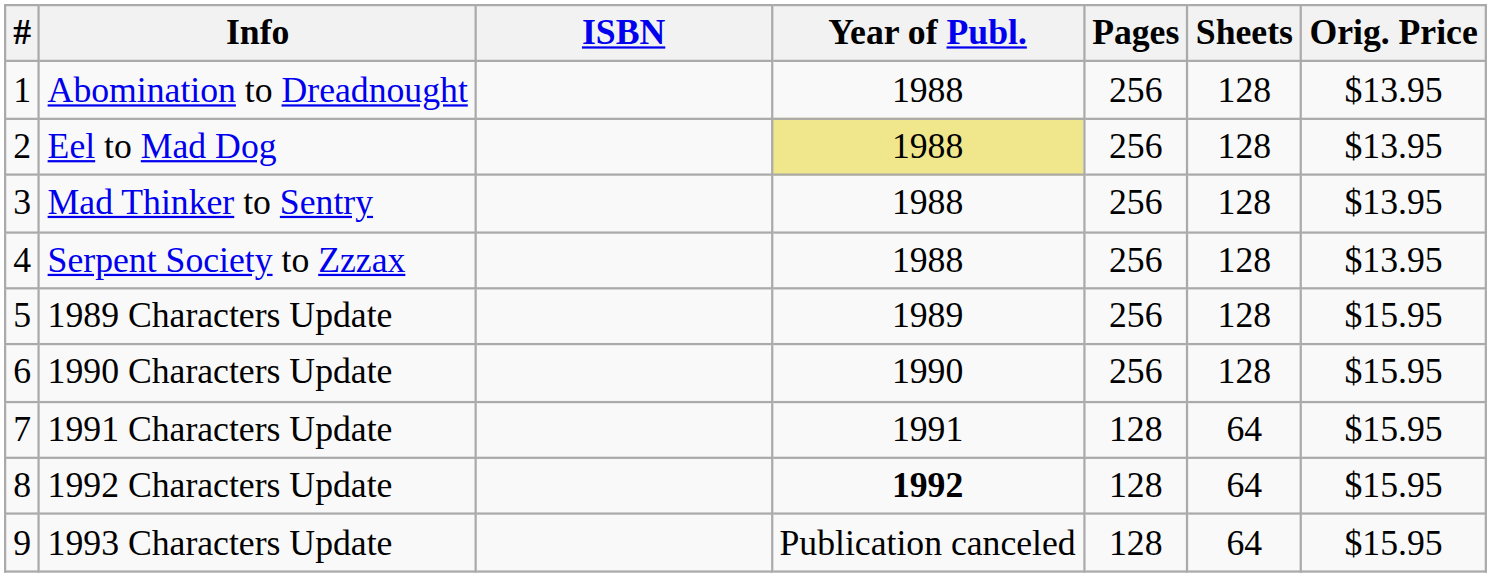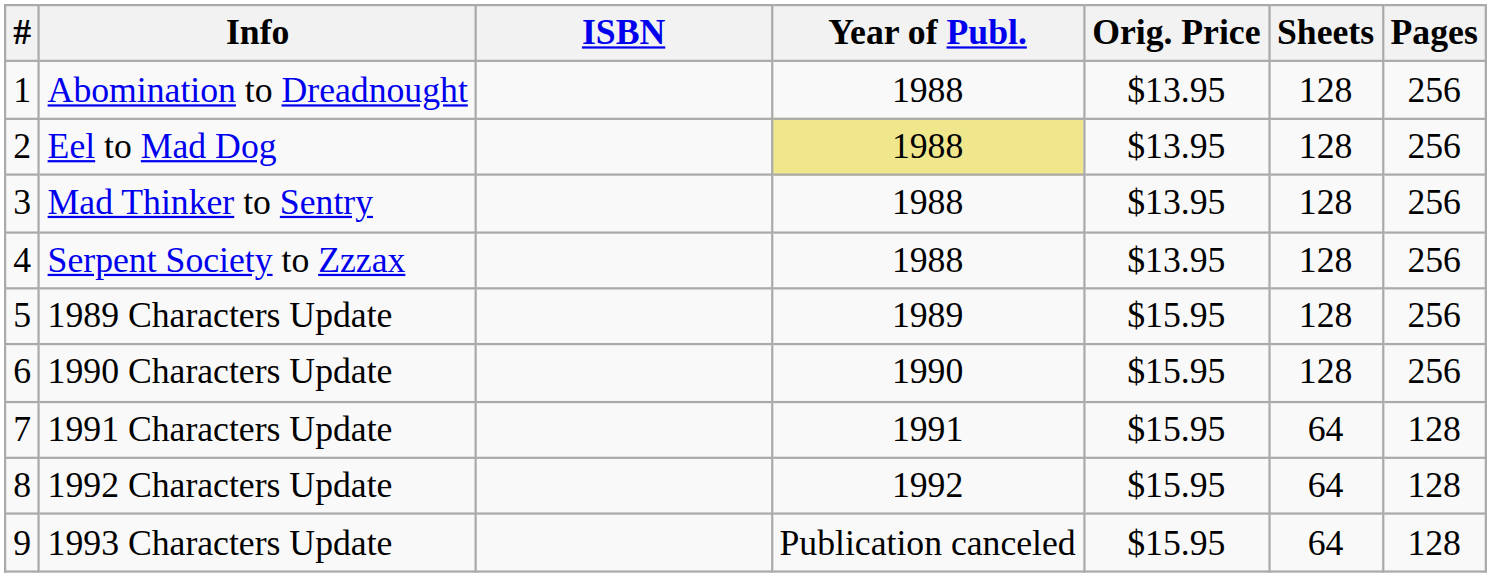columns swapped: (1136, 32) <-> (1394, 32)
(928, 485) bold -> (928, 485) normal
